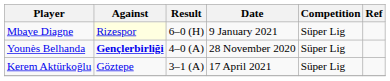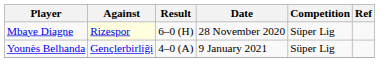(243, 31) 9 January 2021 -> (242, 31) 28 November 2020
(130, 48) bold -> (122, 48) normal
(252, 48) 28 November 2020 -> (233, 48) 9 January 2021
- row: (49, 66)
